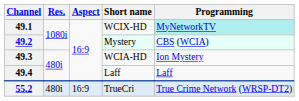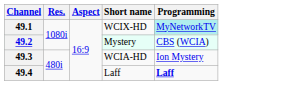(164, 73) normal -> (165, 73) bold
- row: (24, 88)
